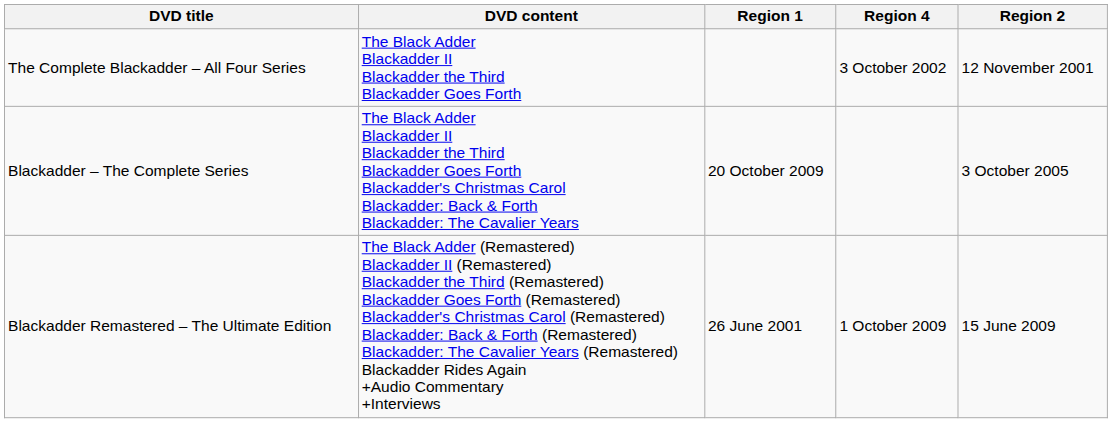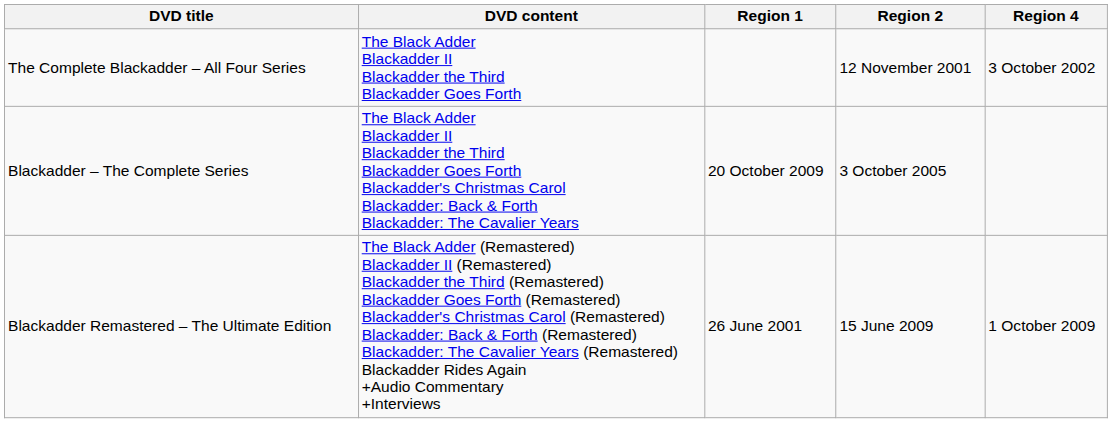columns swapped: (1032, 16) <-> (897, 16)
